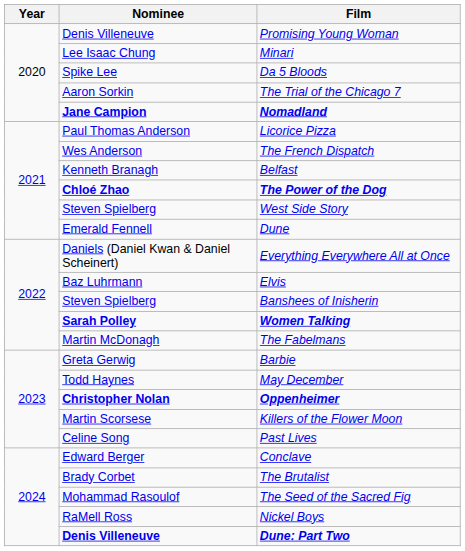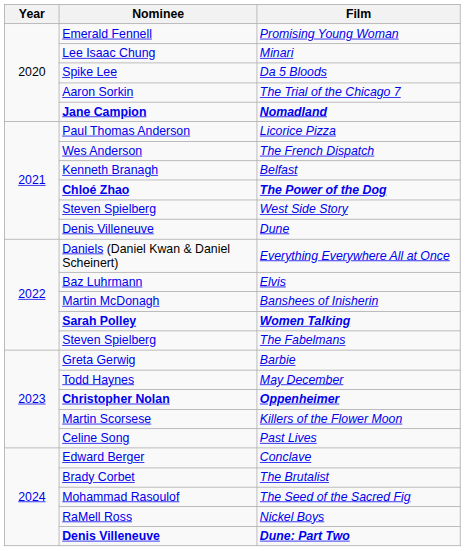(108, 33) Denis Villeneuve -> (107, 33) Emerald Fennell
(107, 229) Emerald Fennell -> (108, 229) Denis Villeneuve
(109, 301) Steven Spielberg -> (111, 301) Martin McDonagh
(111, 340) Martin McDonagh -> (109, 340) Steven Spielberg
